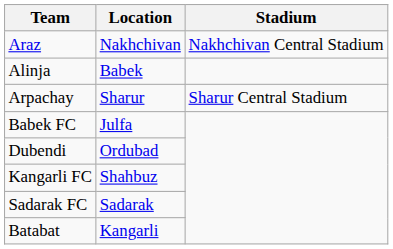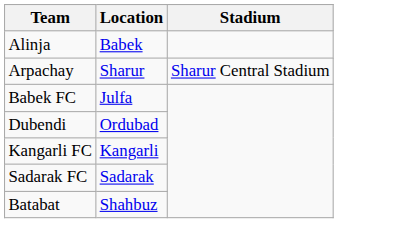- row: (25, 44)
(129, 177) Shahbuz -> (129, 151) Kangarli
(129, 230) Kangarli -> (129, 204) Shahbuz
